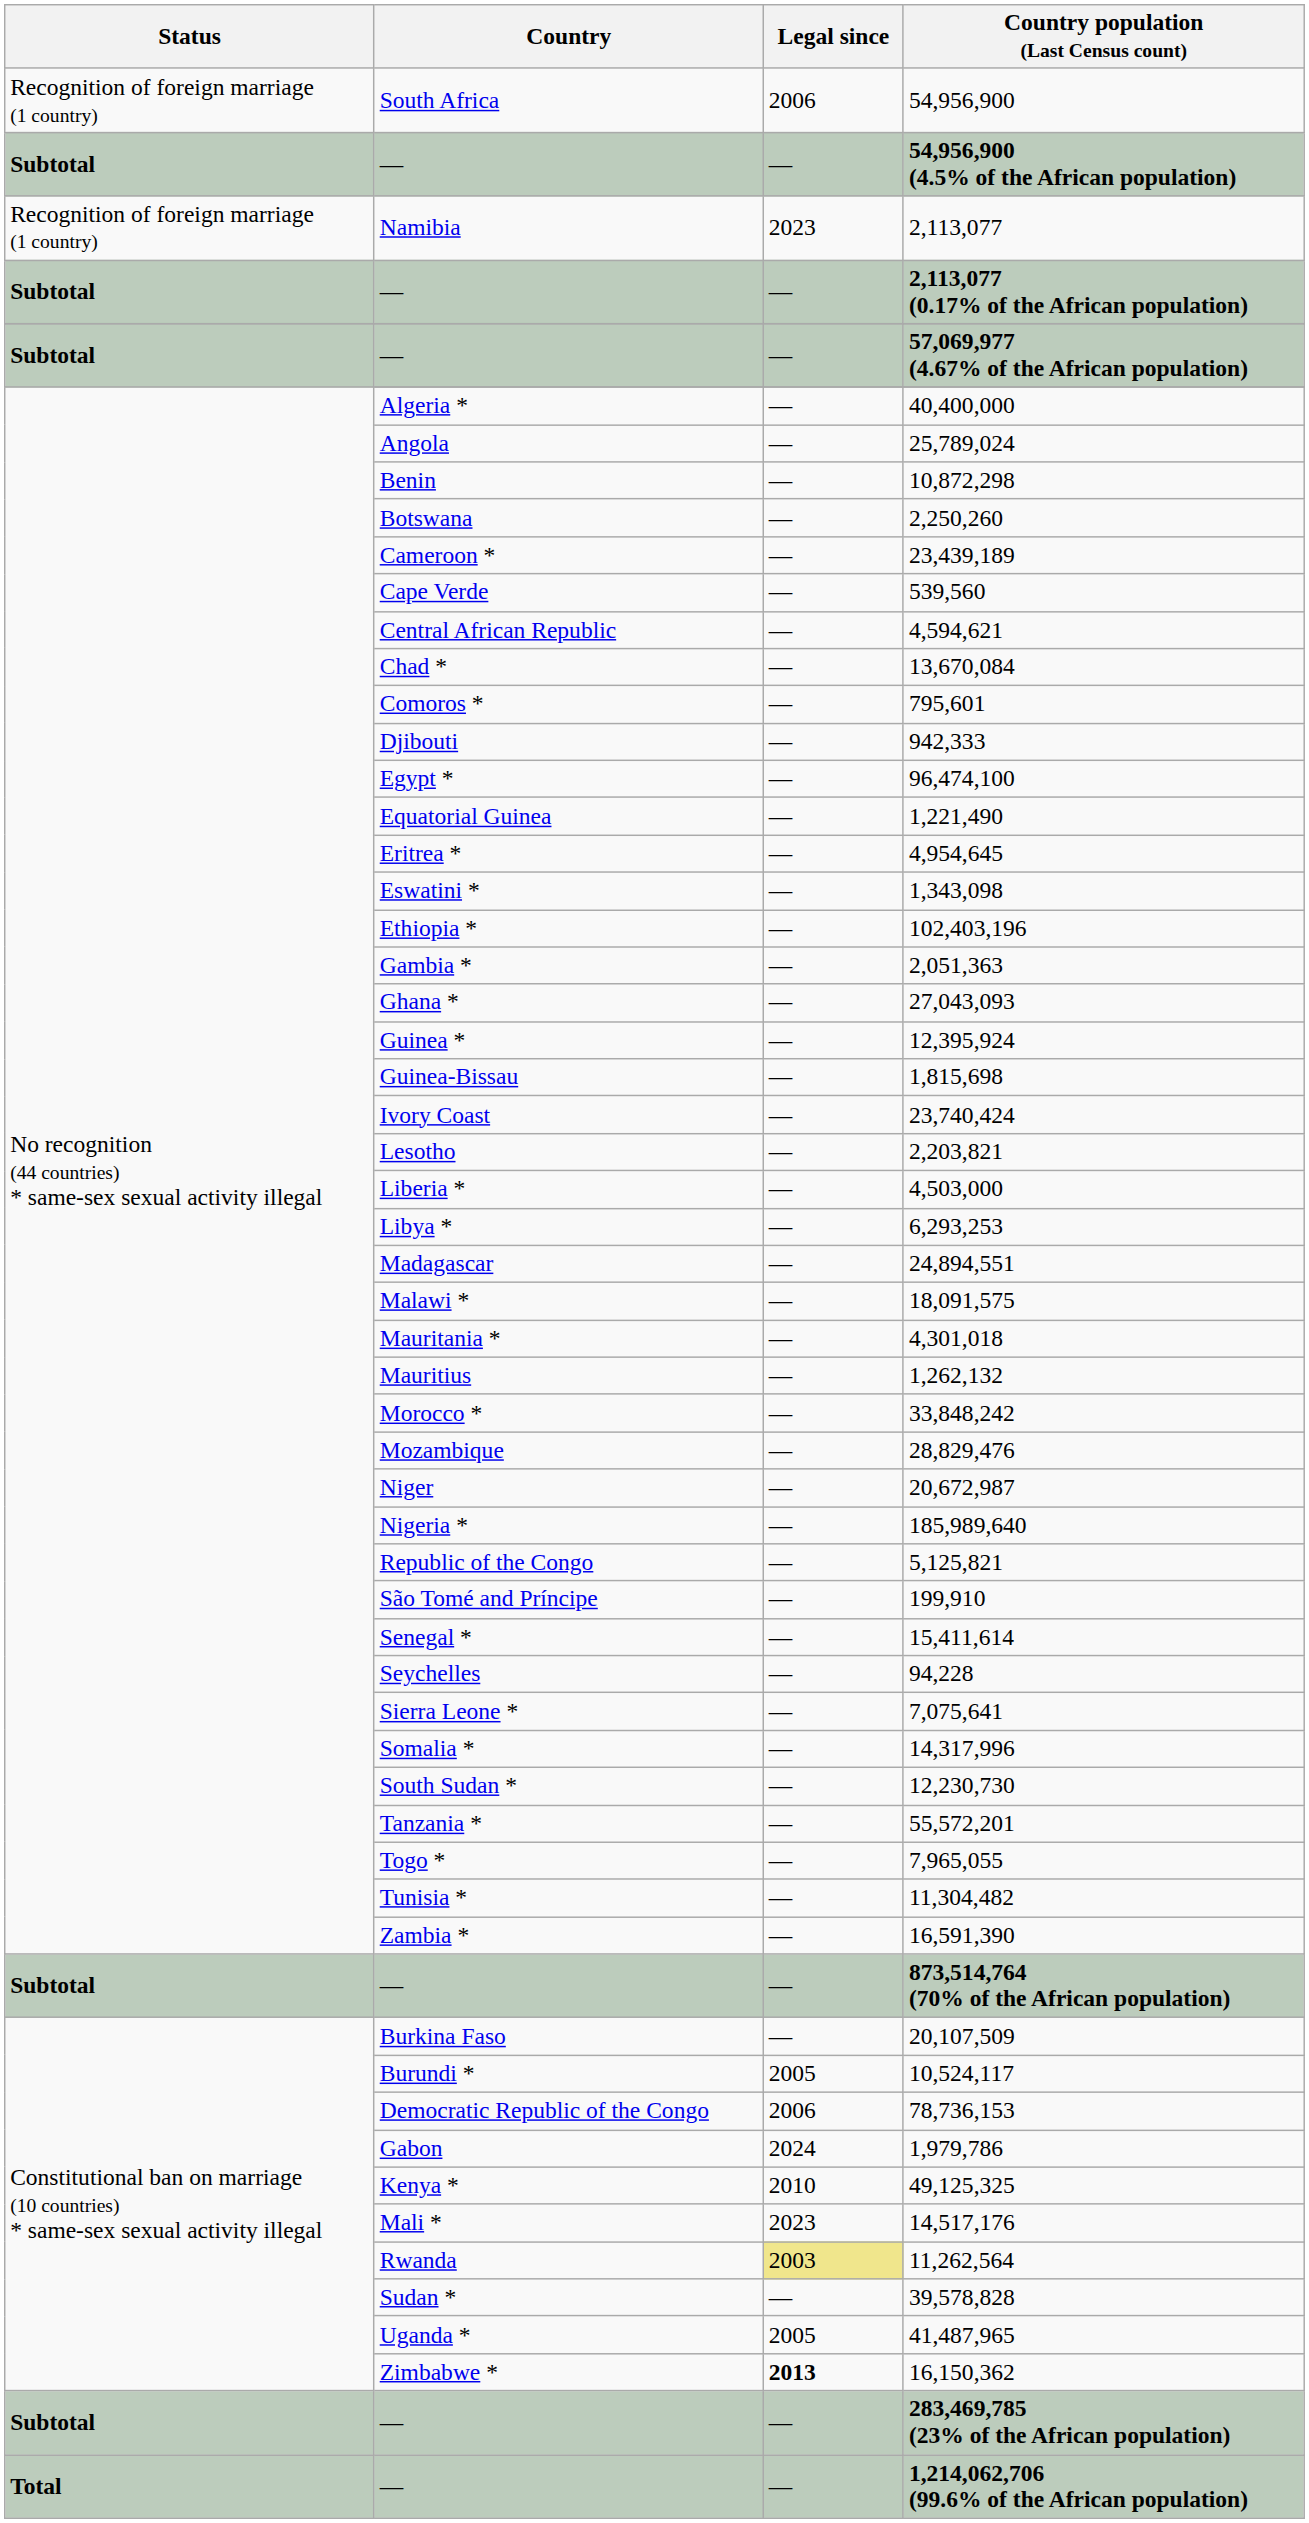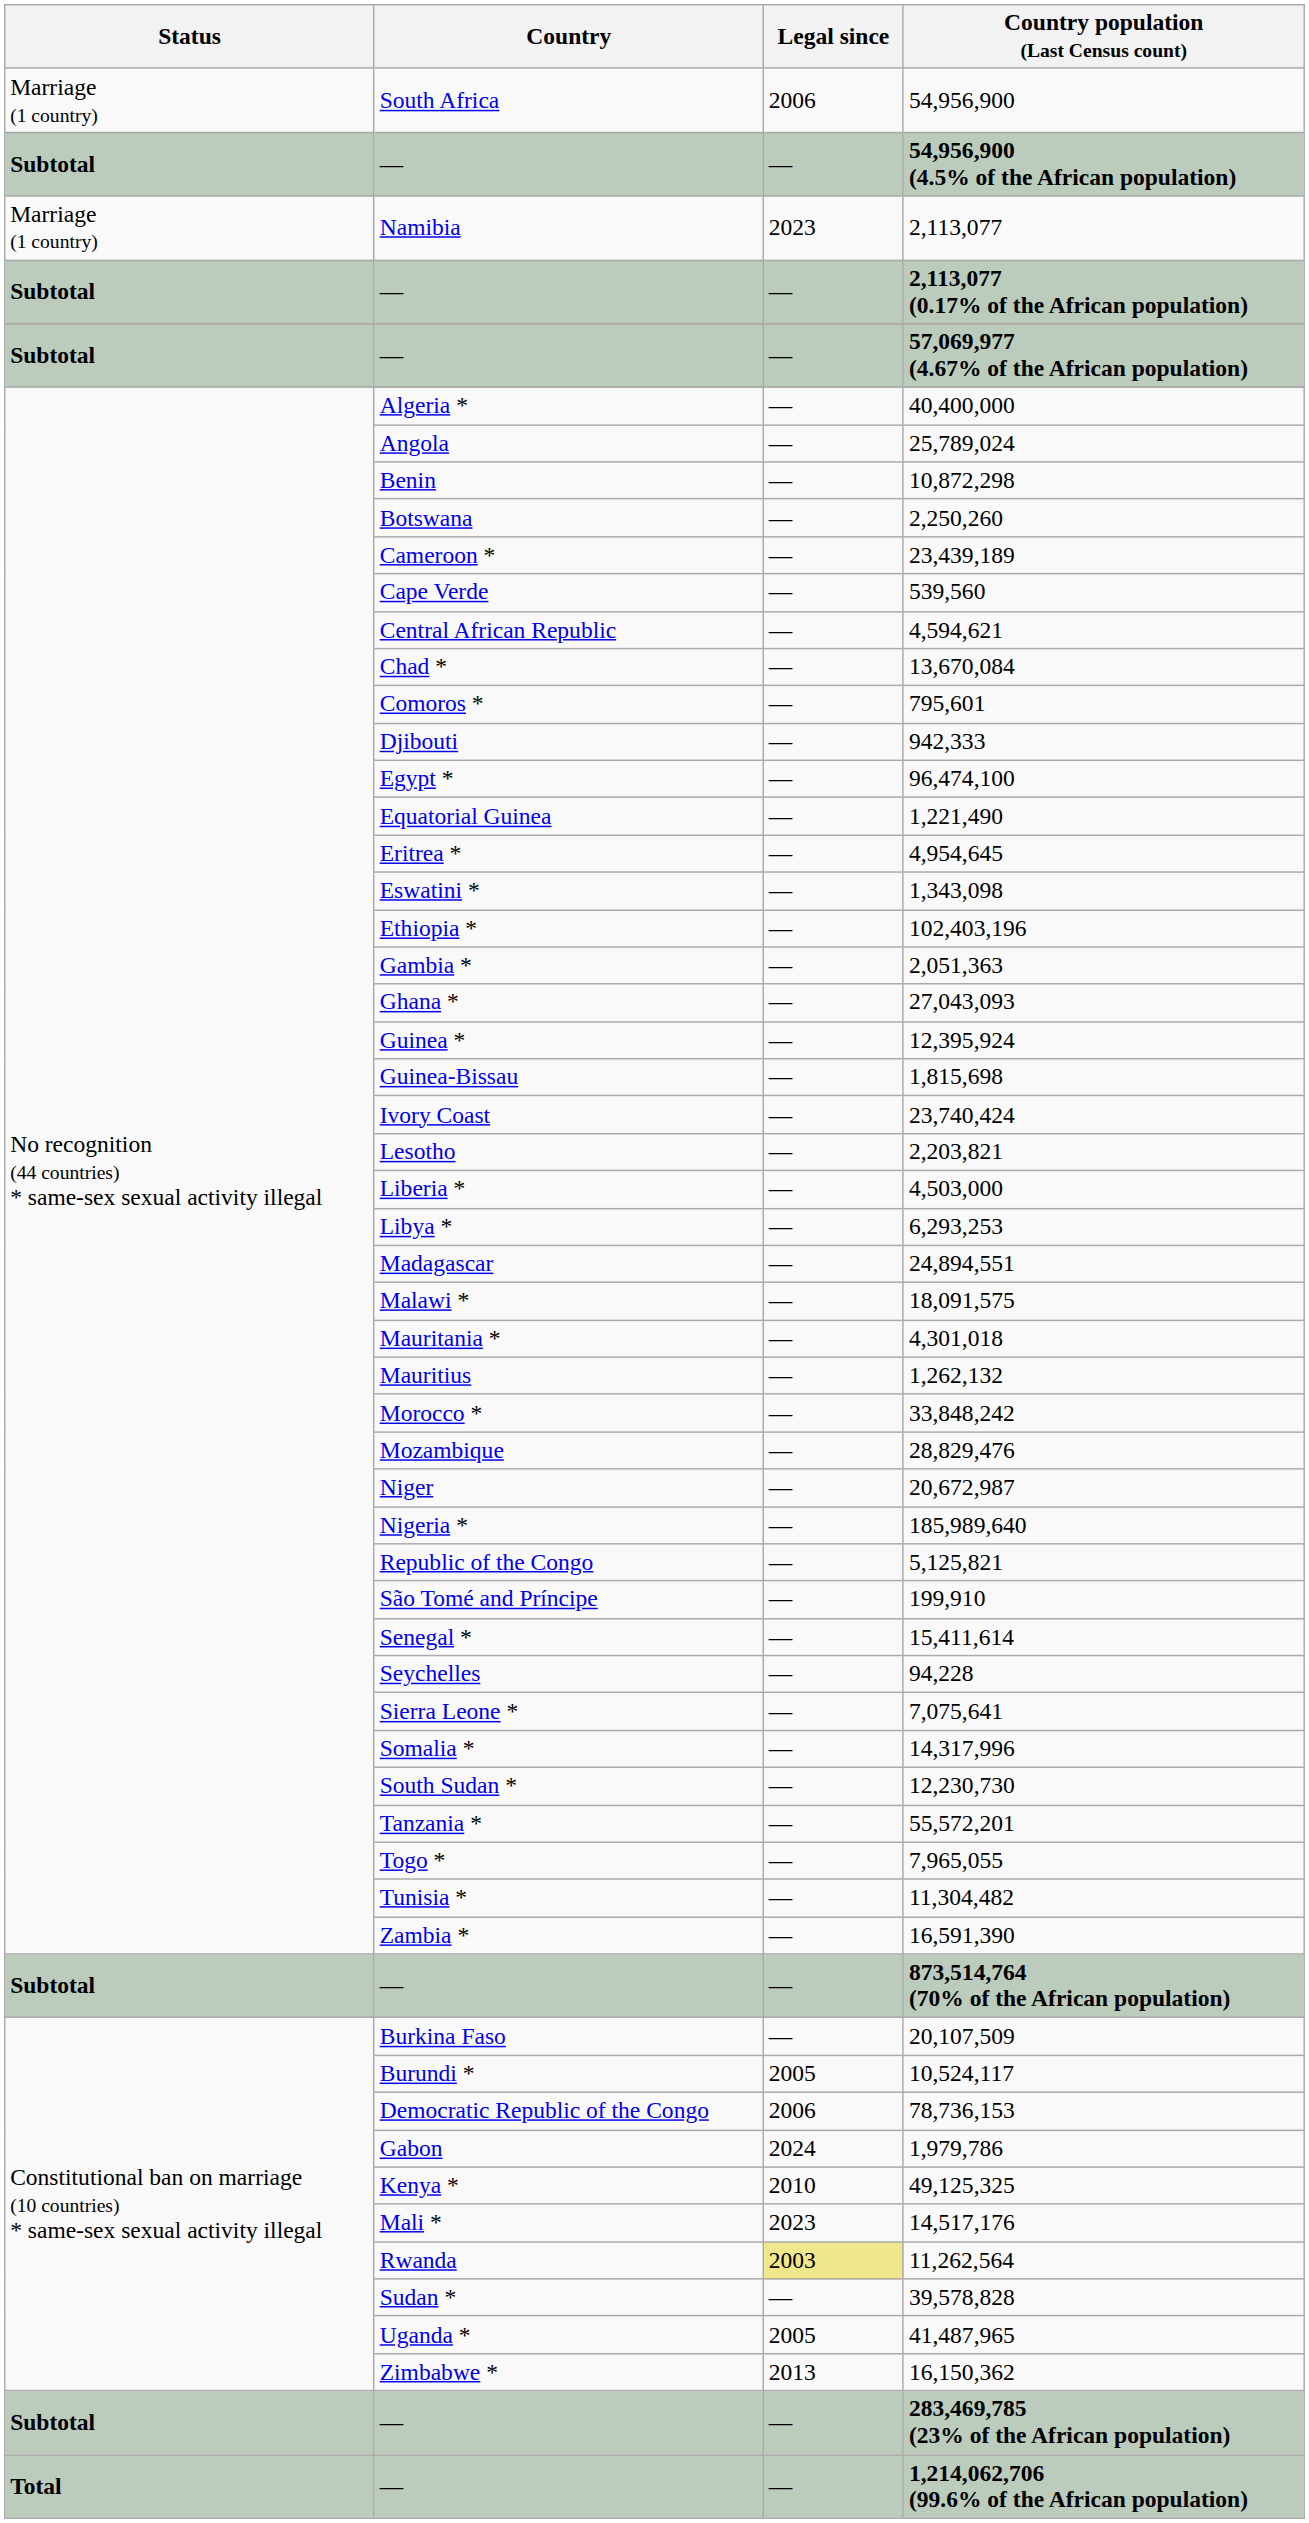(162, 100) Recognition of foreign marriage (1 country) -> (54, 100) Marriage (1 country)
(162, 227) Recognition of foreign marriage (1 country) -> (54, 227) Marriage (1 country)
(792, 2371) bold -> (792, 2371) normal
